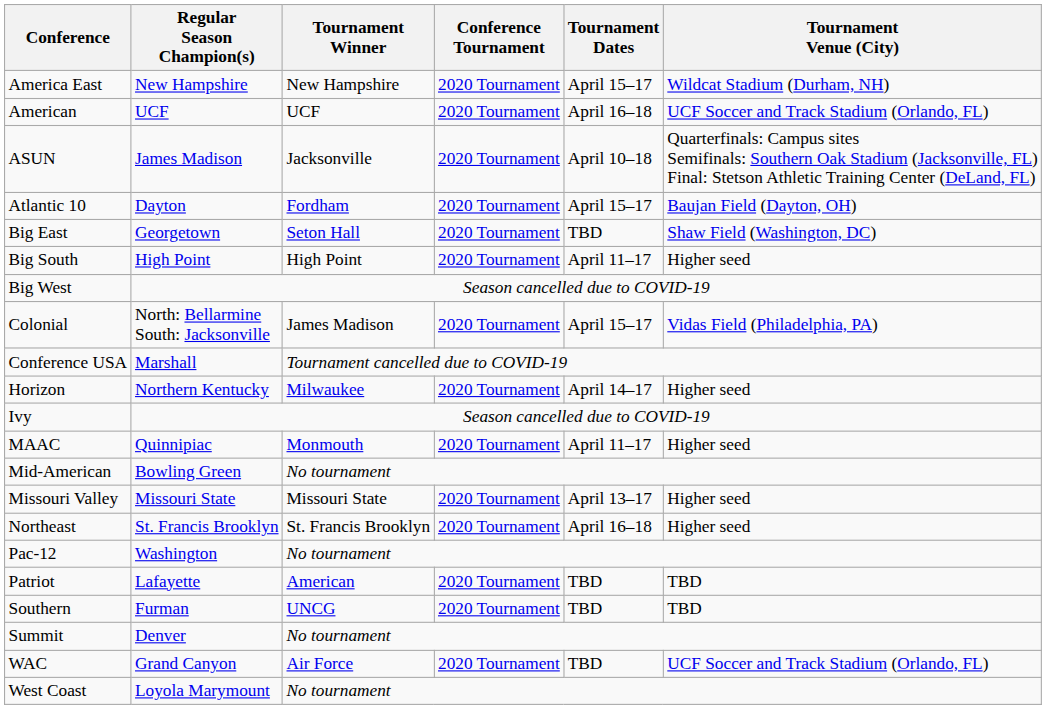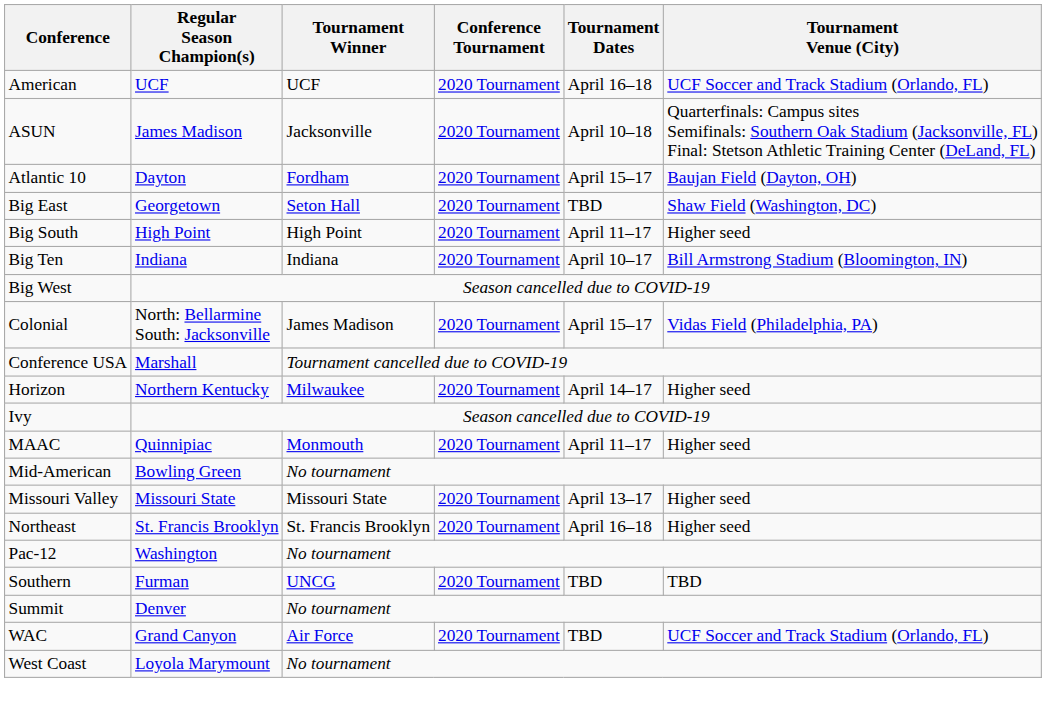- row: (55, 84)
+ row: (36, 260)
- row: (32, 581)
